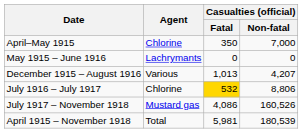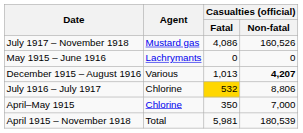rows swapped: (40, 43) <-> (68, 105)
(283, 74) normal -> (283, 74) bold
